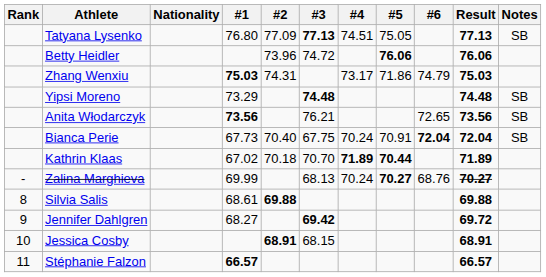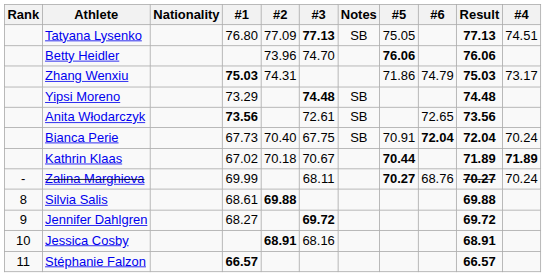columns swapped: (357, 14) <-> (520, 14)
(319, 55) 74.72 -> (319, 55) 74.70
(319, 117) 76.21 -> (319, 117) 72.61
(319, 158) 70.70 -> (319, 158) 70.67
(319, 179) 68.13 -> (319, 179) 68.11
(319, 220) 69.42 -> (319, 220) 69.72
(319, 240) 68.15 -> (319, 240) 68.16
